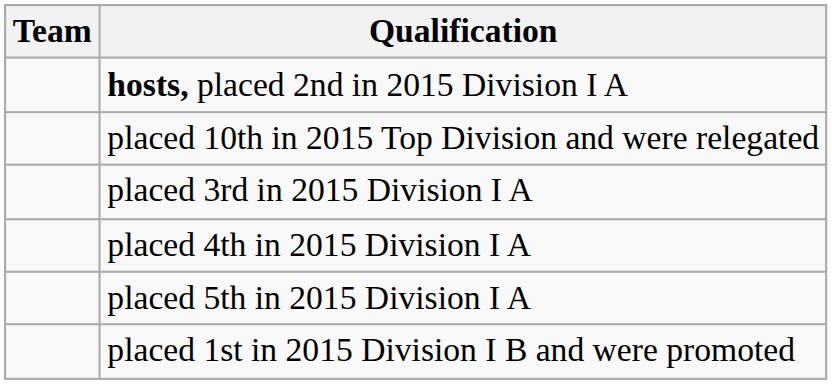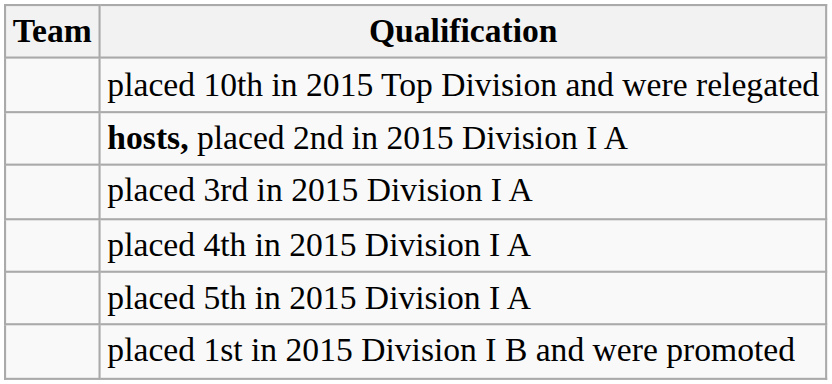rows swapped: (463, 137) <-> (368, 84)
